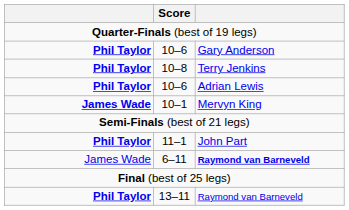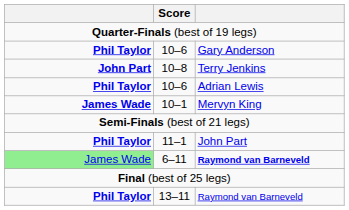(122, 68) Phil Taylor -> (124, 68) John Part
(118, 159) no background -> (118, 159) lightgreen background
